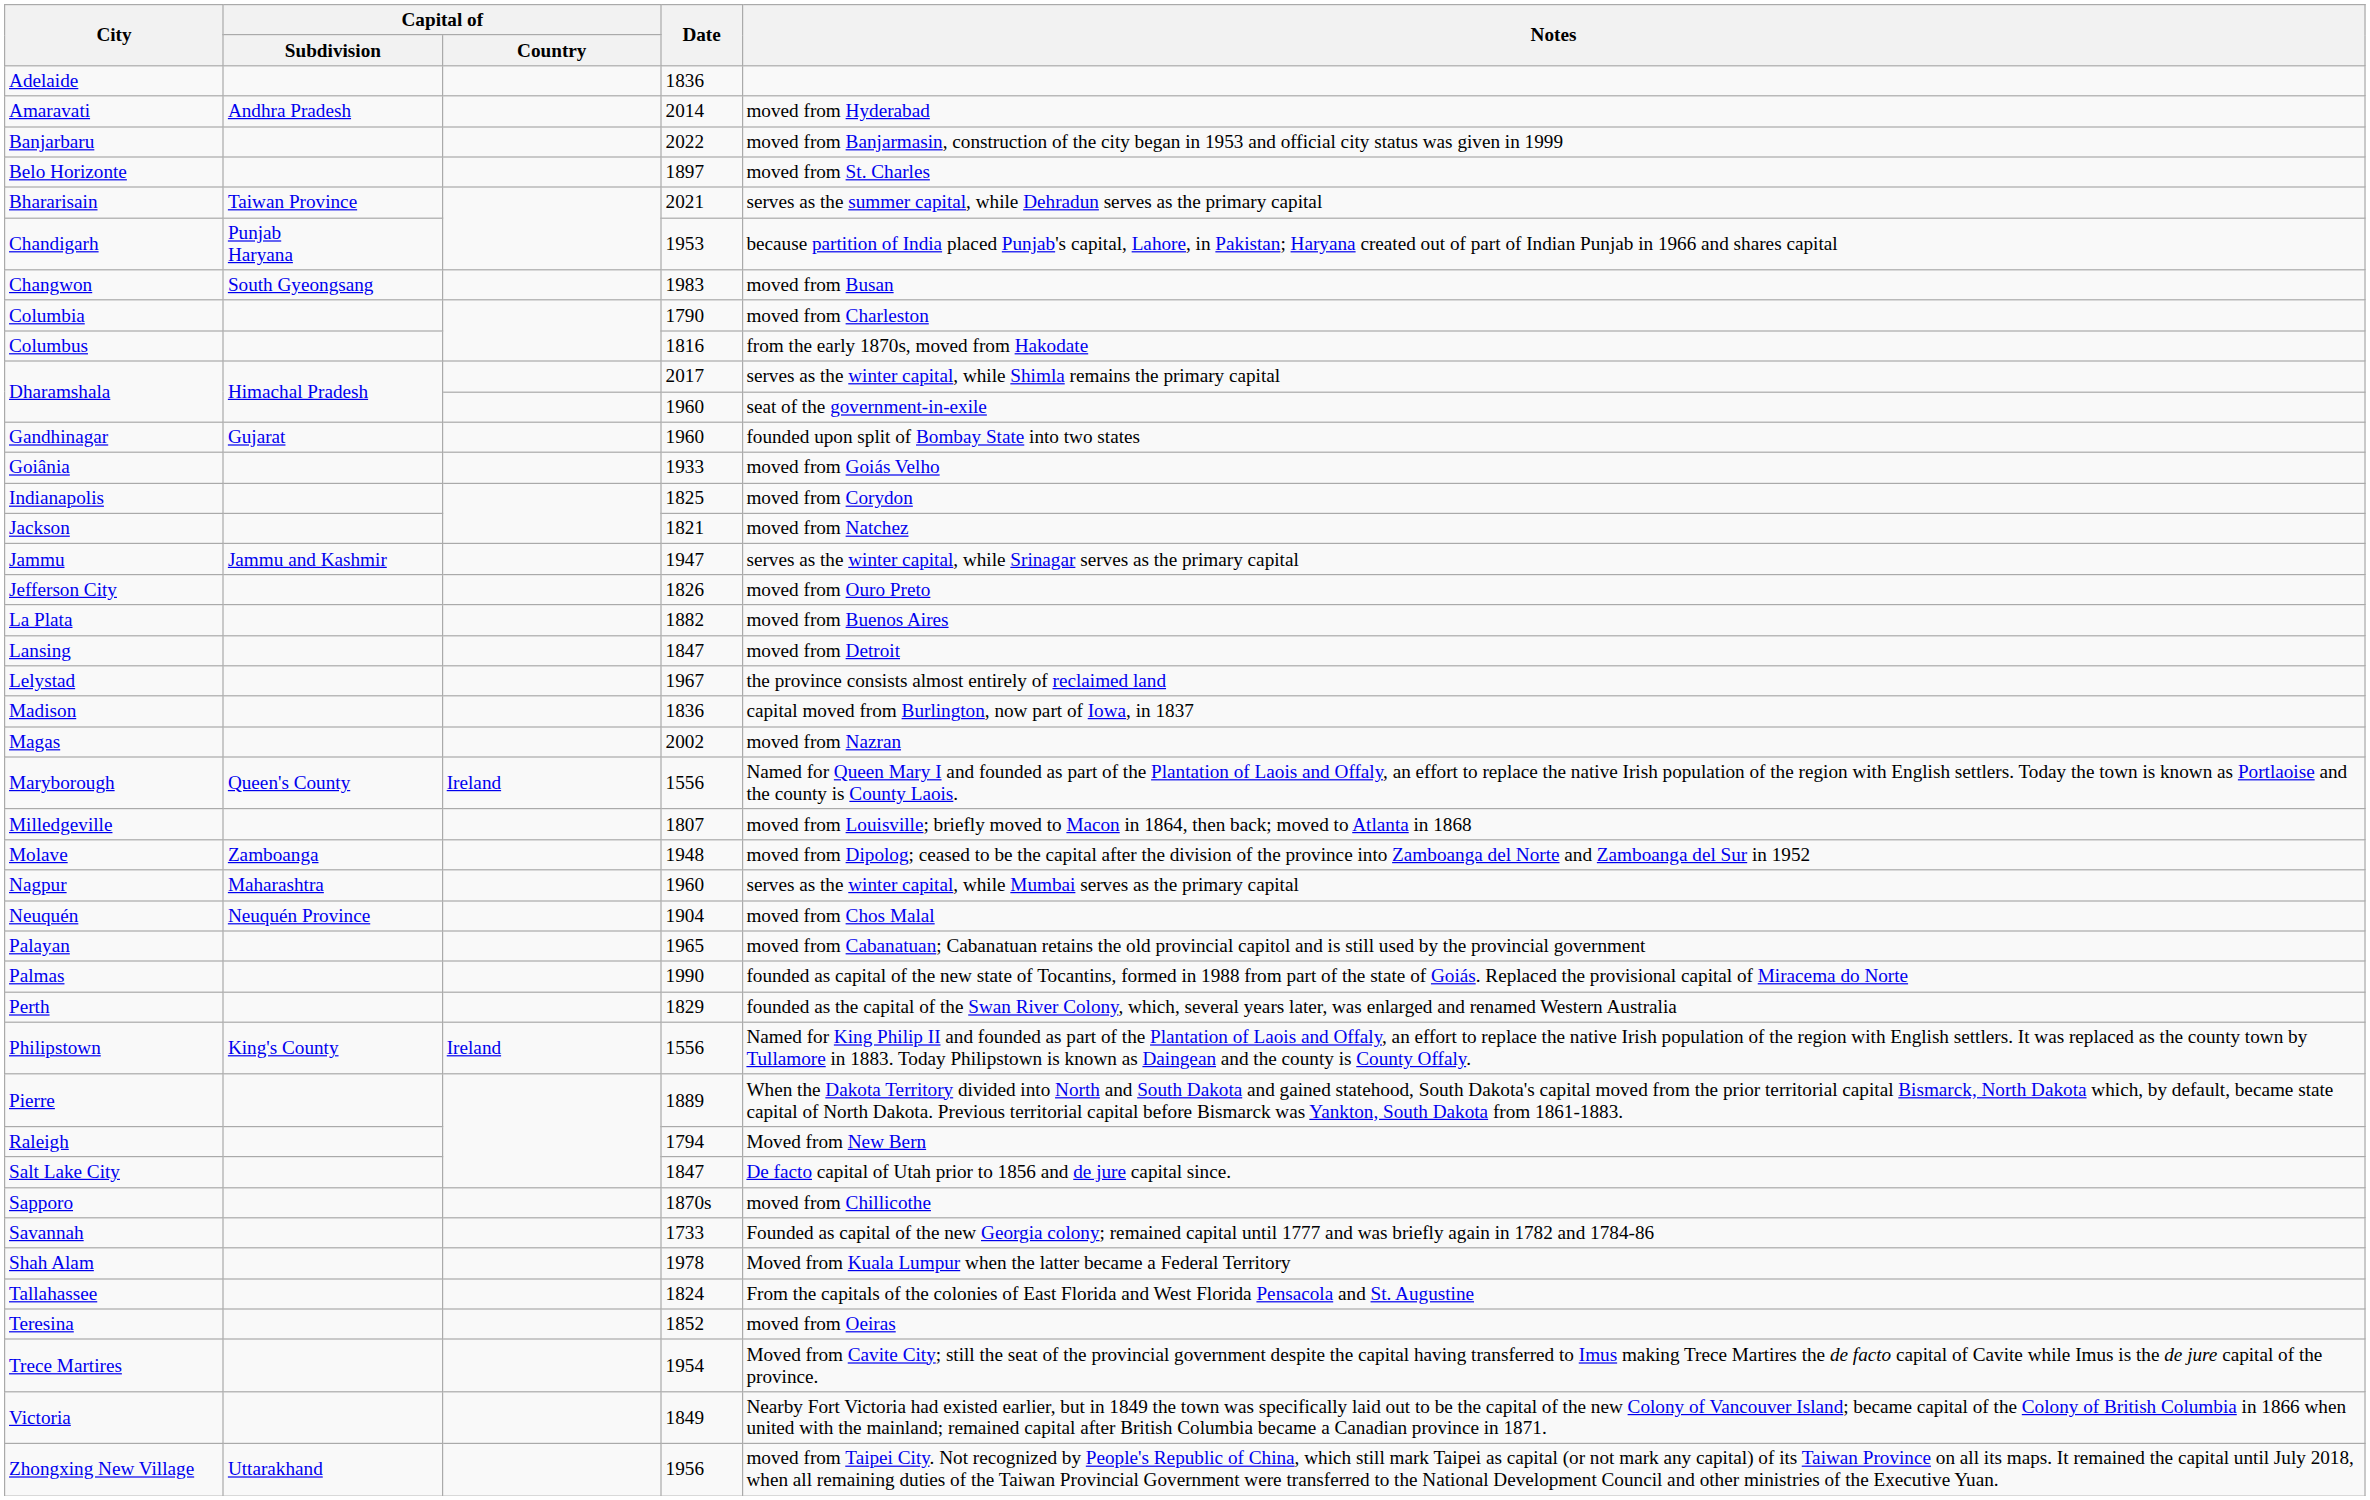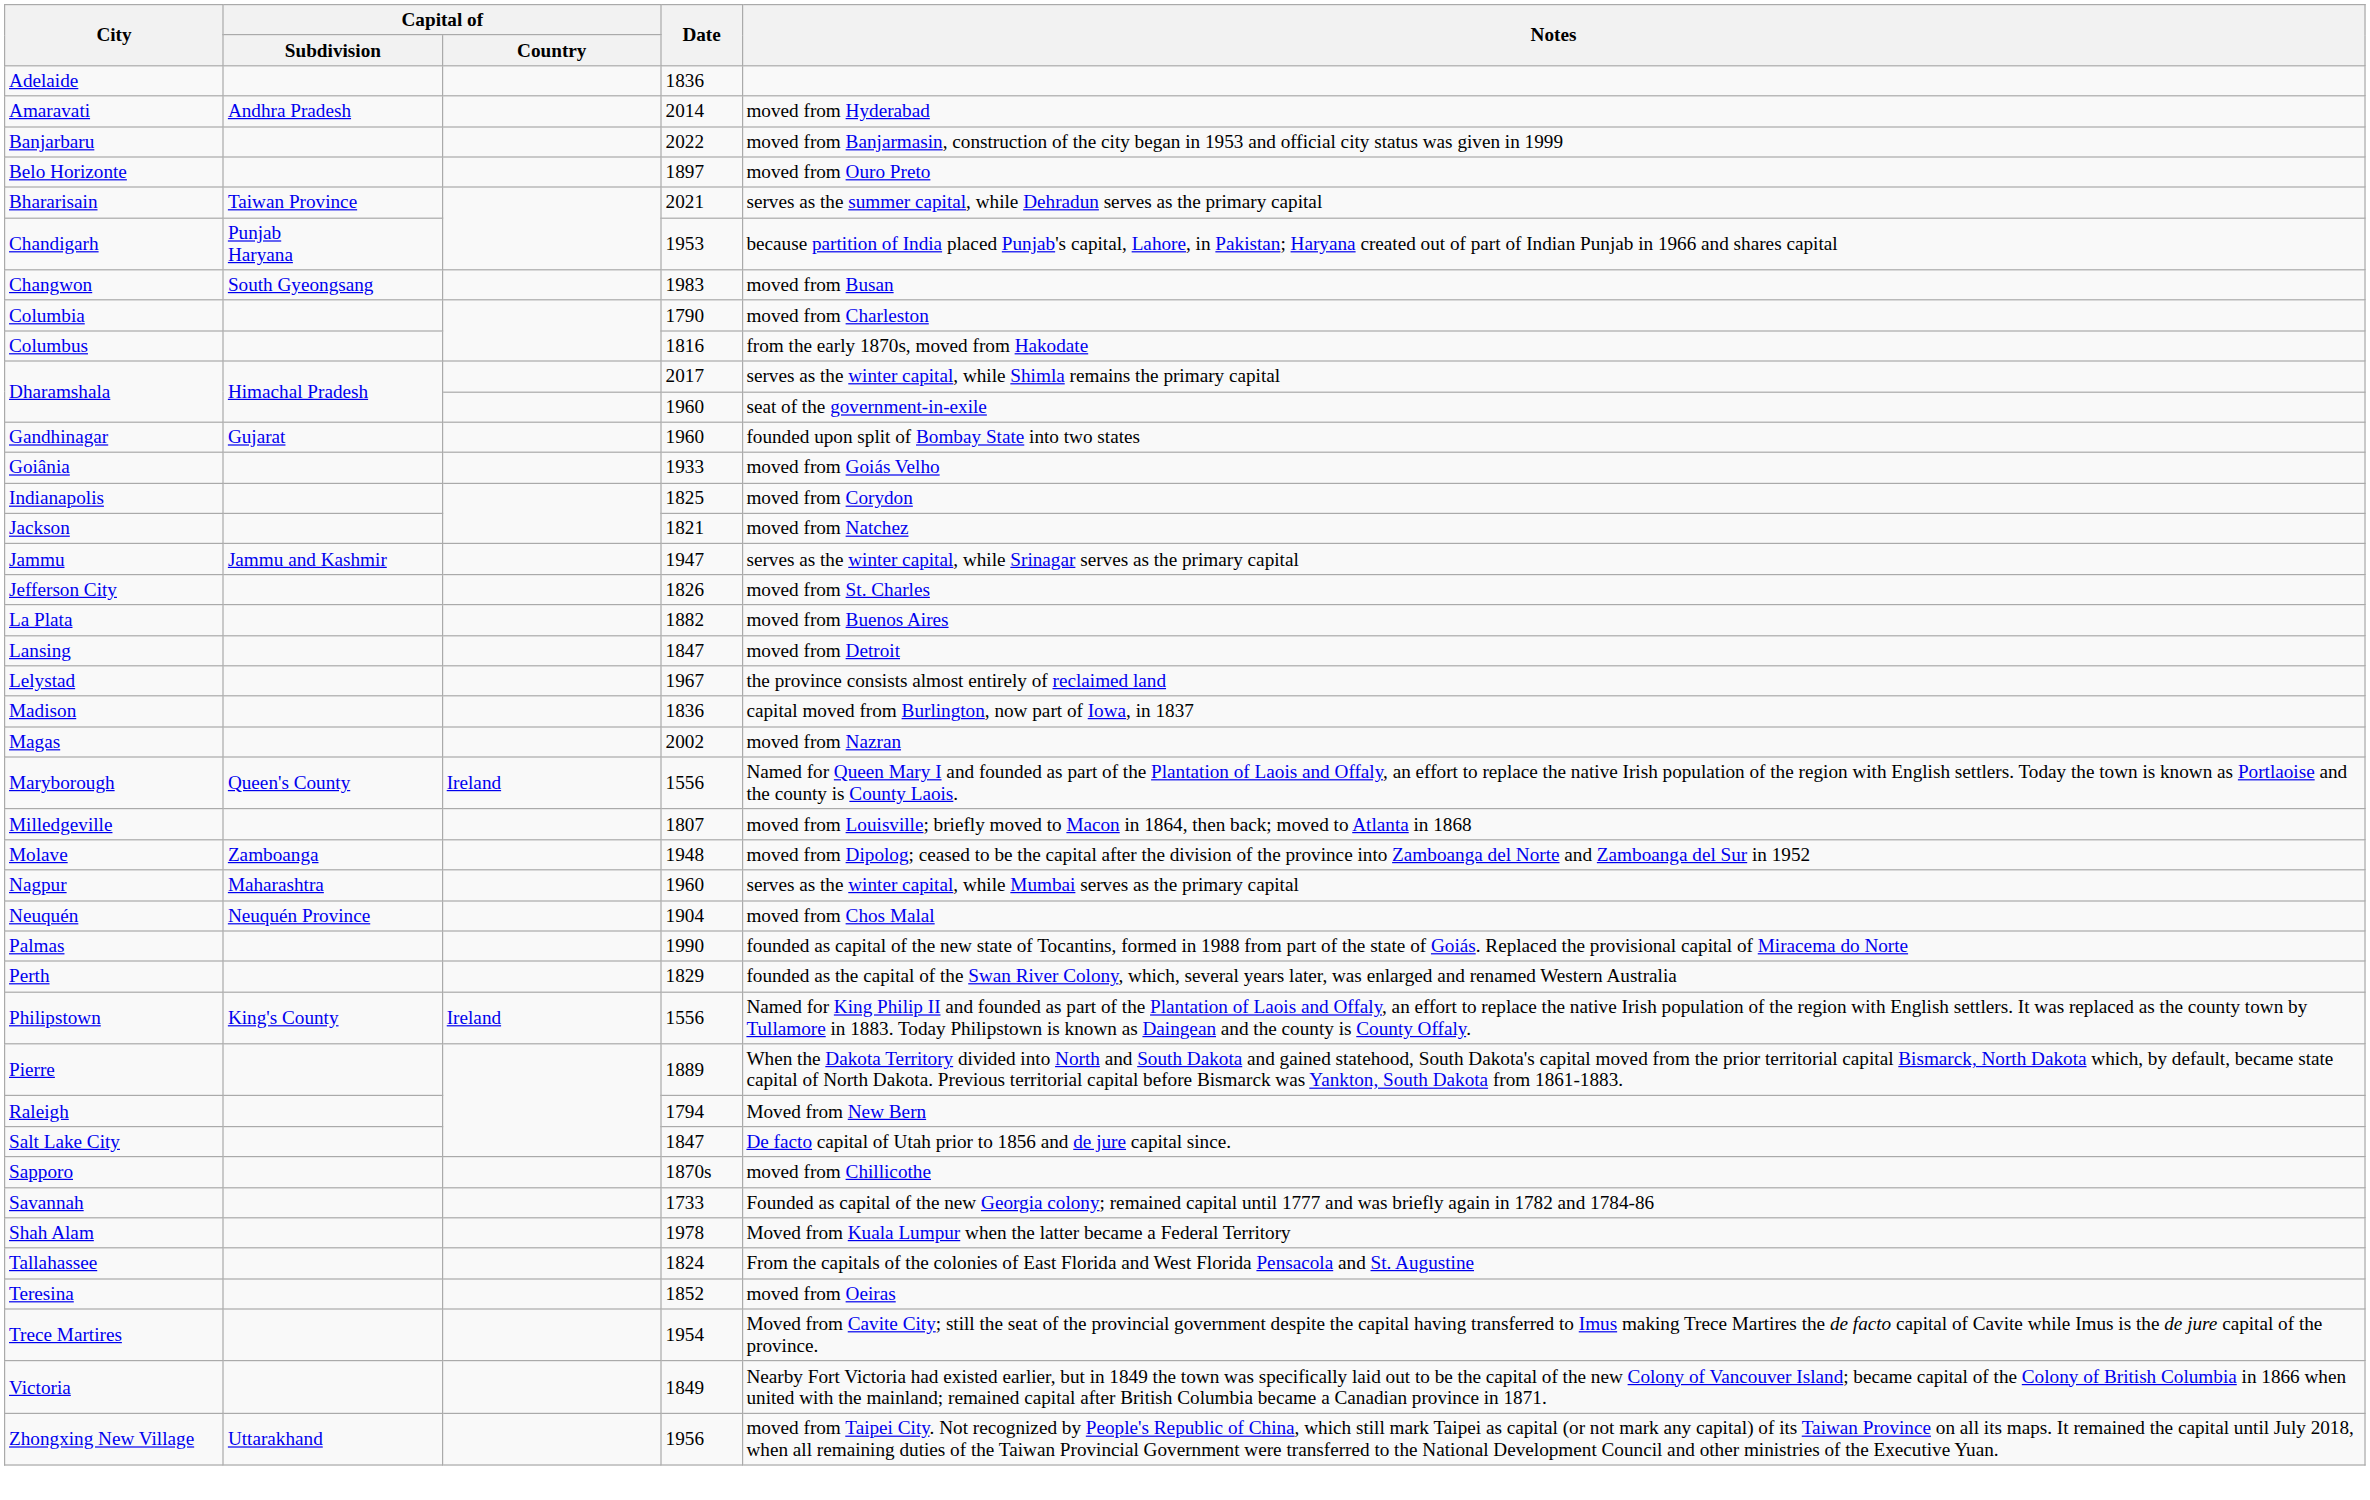(838, 171) moved from St. Charles -> (838, 171) moved from Ouro Preto
(838, 589) moved from Ouro Preto -> (838, 589) moved from St. Charles
- row: (39, 945)
